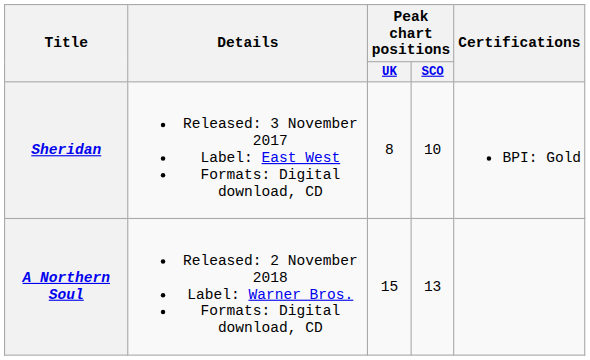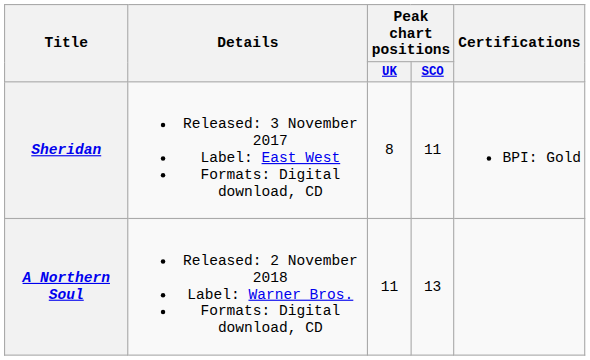(433, 150) 10 -> (433, 150) 11
(389, 287) 15 -> (389, 287) 11
